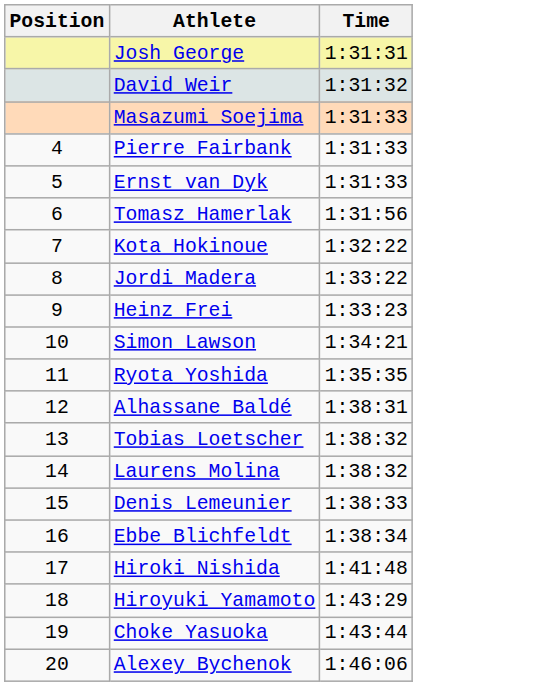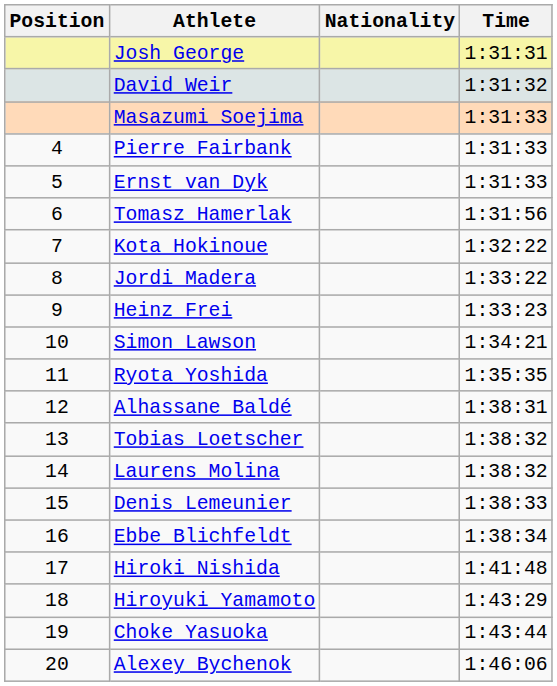+ column: (390, 21)
